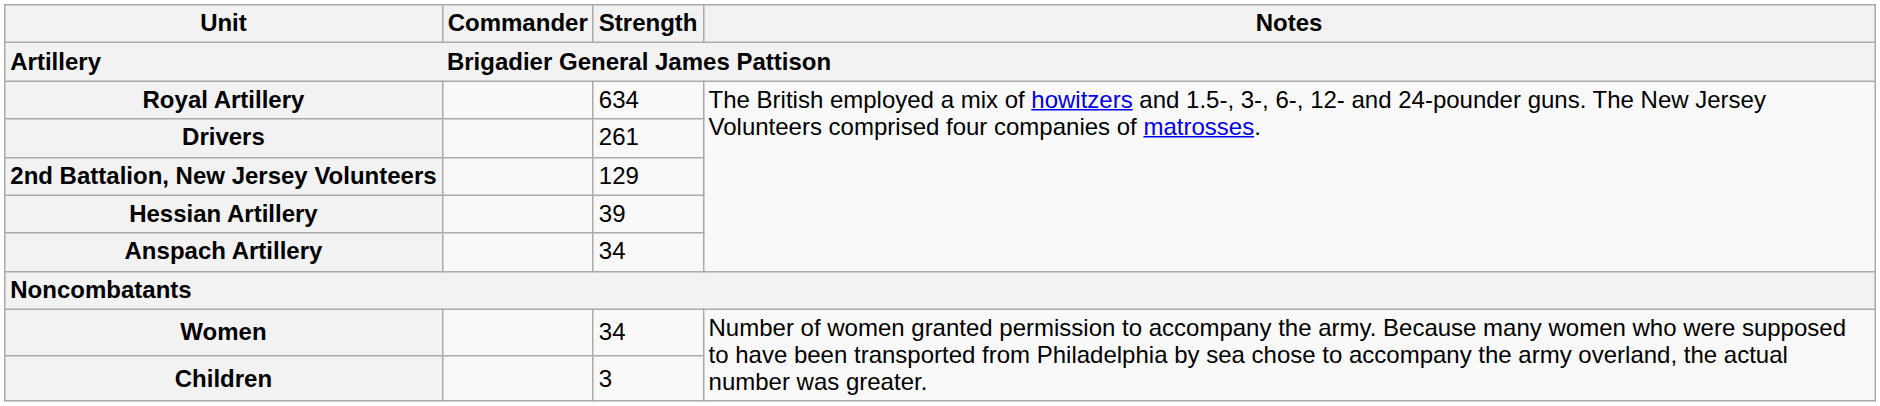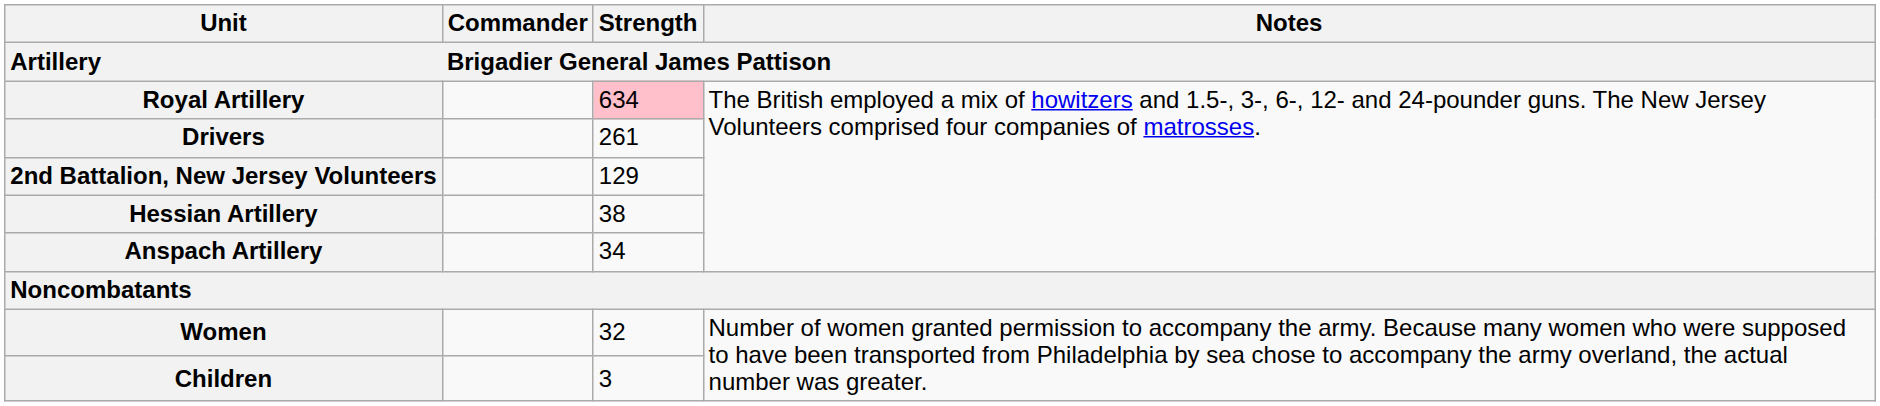(619, 99) no background -> (619, 99) pink background
(612, 213) 39 -> (612, 213) 38
(612, 332) 34 -> (612, 332) 32
